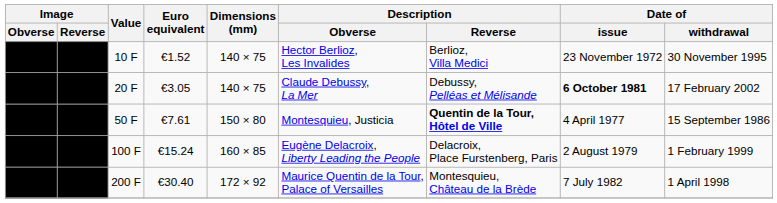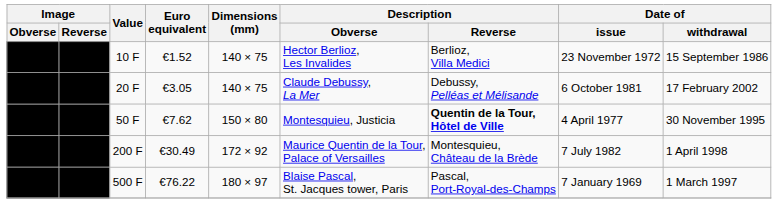(717, 57) 30 November 1995 -> (717, 57) 15 September 1986
(605, 88) bold -> (602, 88) normal
(176, 120) €7.61 -> (177, 120) €7.62
(719, 120) 15 September 1986 -> (716, 120) 30 November 1995
- row: (126, 151)
(176, 183) €30.40 -> (177, 151) €30.49
+ row: (128, 183)
